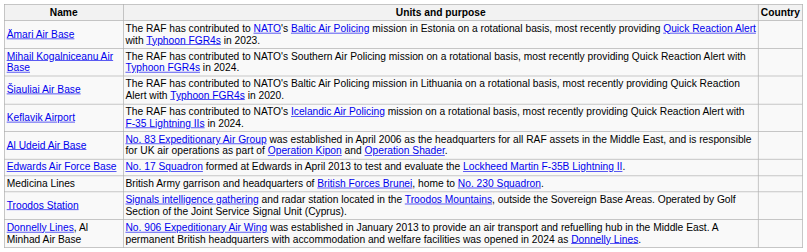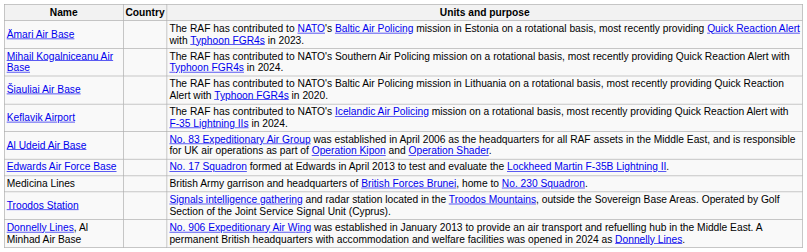columns swapped: (780, 12) <-> (441, 12)
